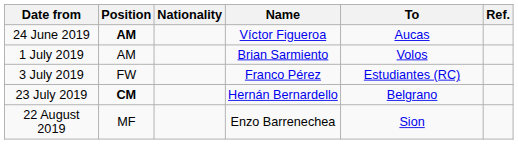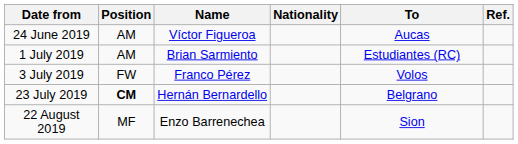columns swapped: (190, 15) <-> (283, 15)
(126, 35) bold -> (126, 35) normal
(412, 55) Volos -> (412, 55) Estudiantes (RC)
(412, 75) Estudiantes (RC) -> (412, 75) Volos
